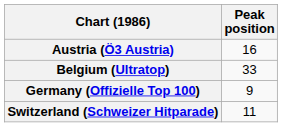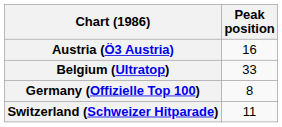(250, 91) 9 -> (250, 91) 8
